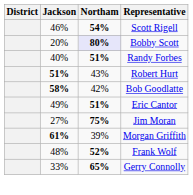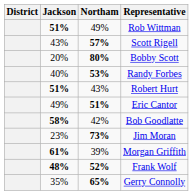+ row: (154, 27)
(59, 27) 46% -> (59, 43) 43%
(100, 27) 54% -> (100, 43) 57%
(100, 43) lavender background -> (100, 58) no background
(100, 58) 51% -> (100, 74) 53%
rows swapped: (154, 89) <-> (154, 105)
(59, 120) 27% -> (59, 136) 23%
(100, 120) 75% -> (100, 136) 73%
(59, 151) normal -> (59, 167) bold
(59, 167) 33% -> (59, 182) 35%
